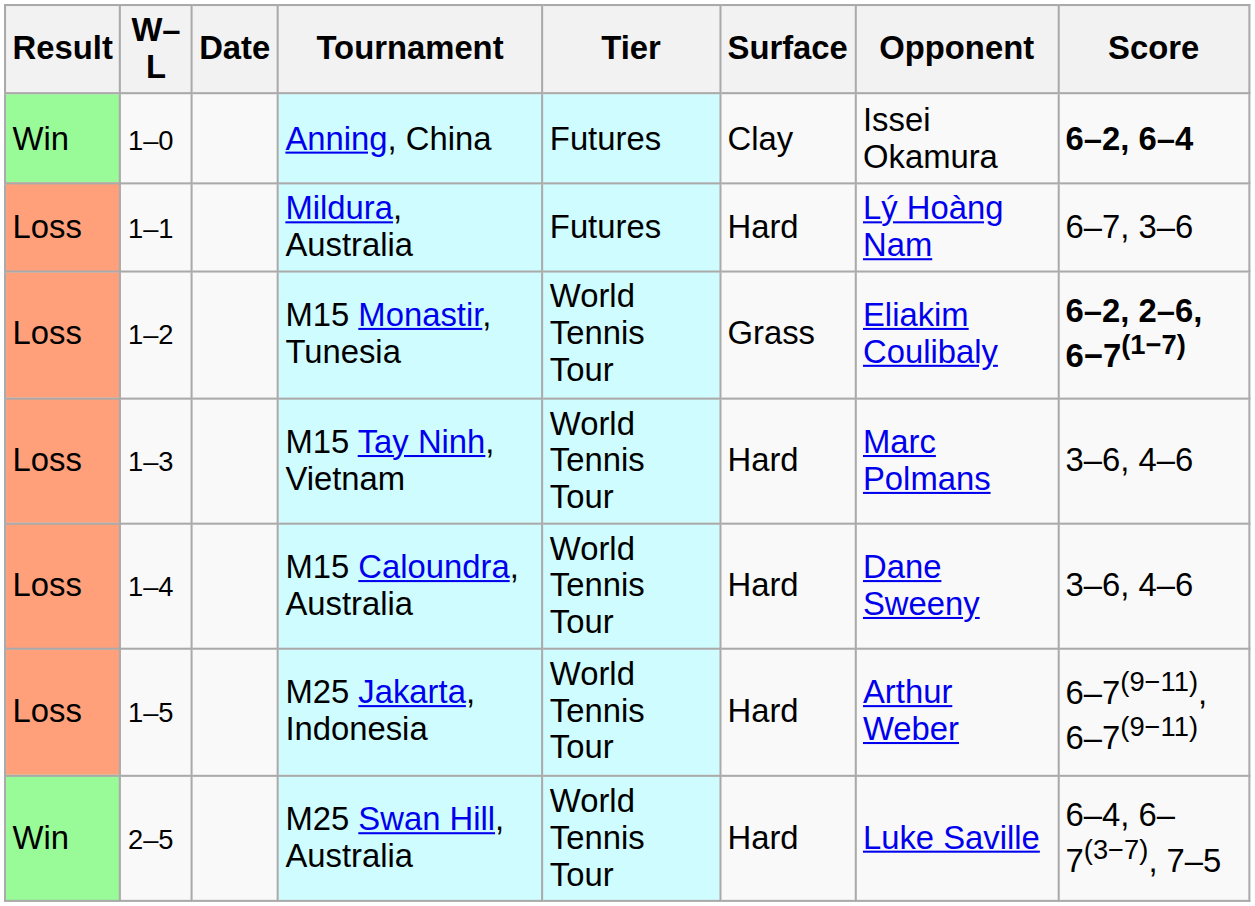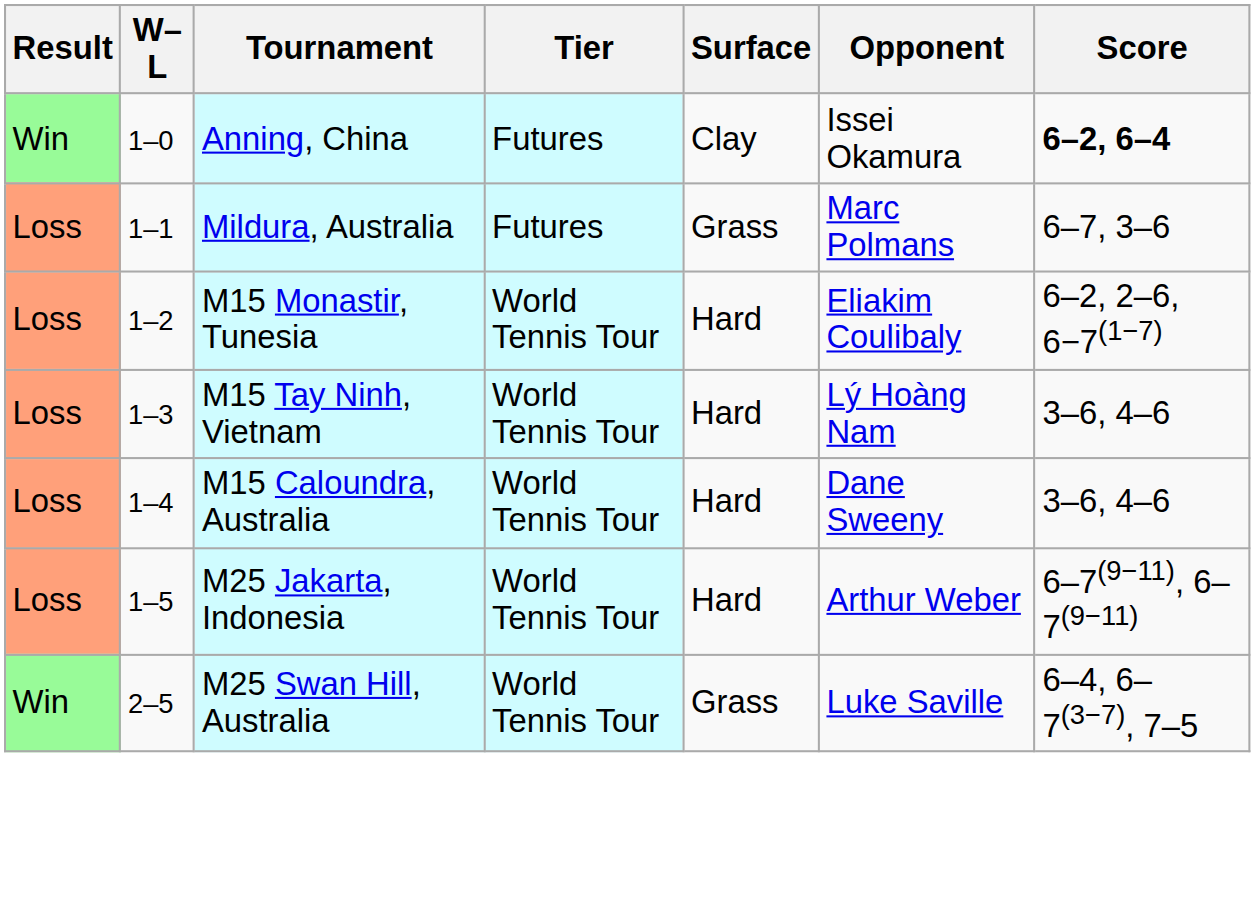- column: (235, 48)
(763, 226) Hard -> (735, 226) Grass
(933, 226) Lý Hoàng Nam -> (890, 226) Marc Polmans
(771, 334) Grass -> (727, 320) Hard
(1134, 334) bold -> (1111, 320) normal
(927, 459) Marc Polmans -> (897, 413) Lý Hoàng Nam
(763, 837) Hard -> (735, 702) Grass
